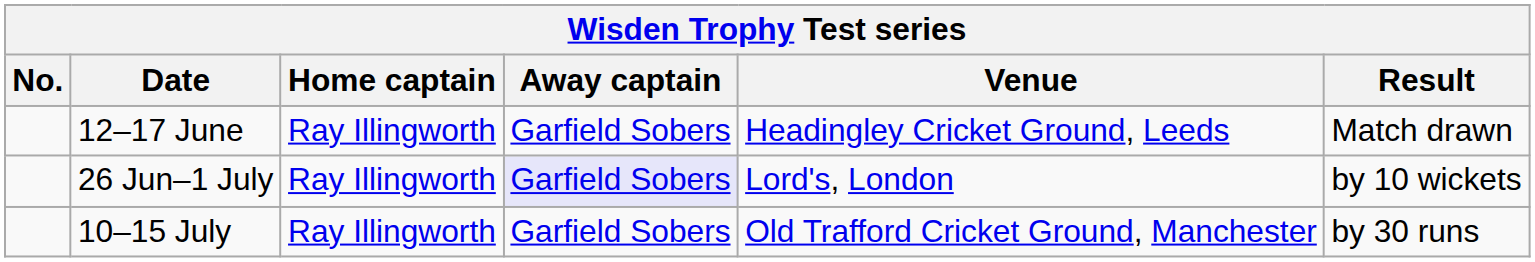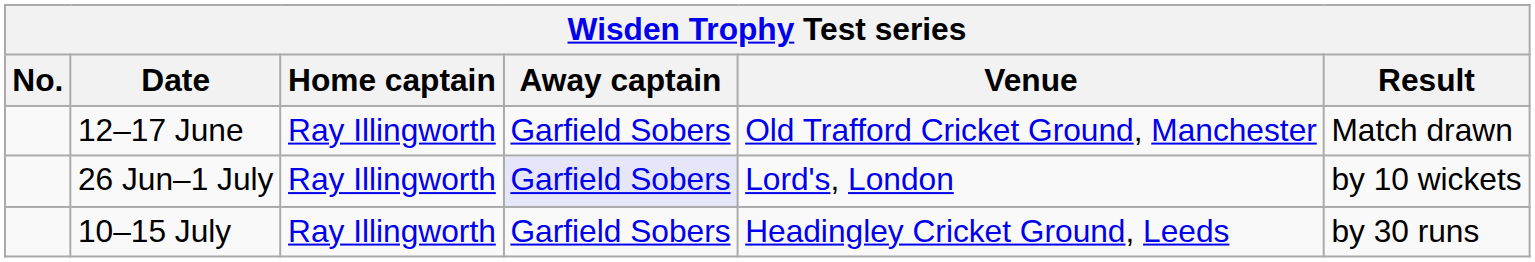(987, 130) Headingley Cricket Ground, Leeds -> (1031, 130) Old Trafford Cricket Ground, Manchester
(1031, 230) Old Trafford Cricket Ground, Manchester -> (987, 230) Headingley Cricket Ground, Leeds
